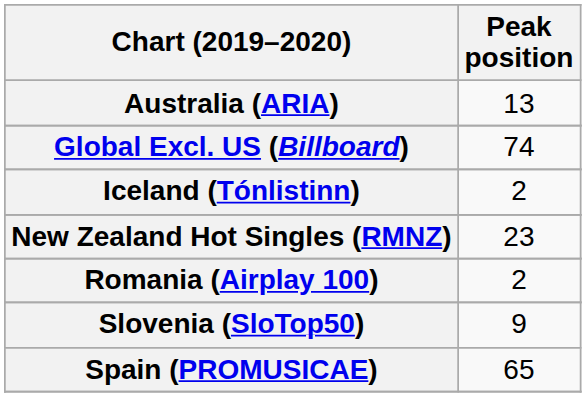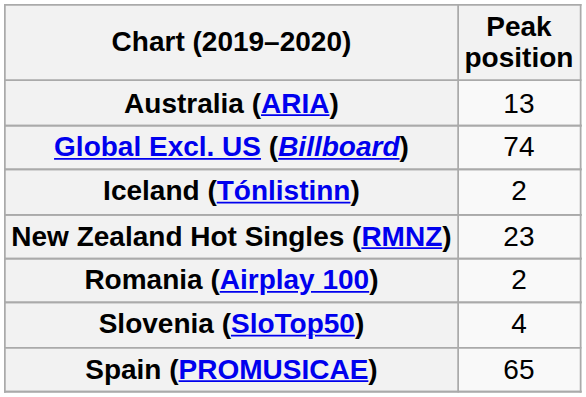(519, 324) 9 -> (519, 324) 4
